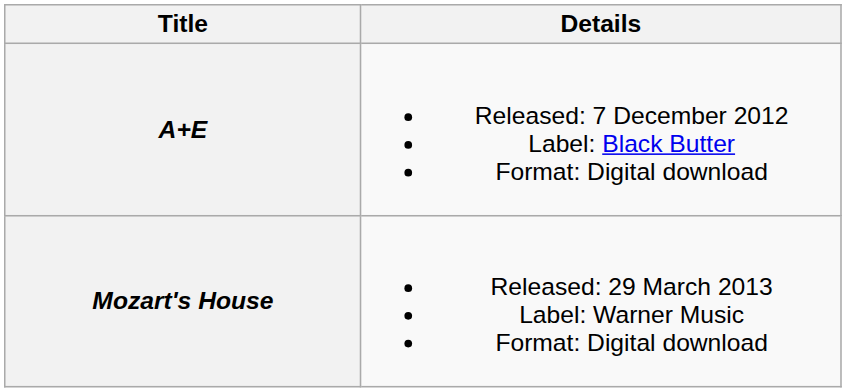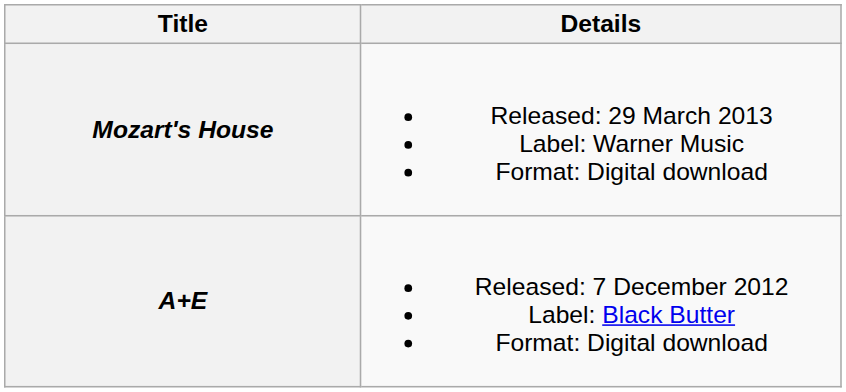rows swapped: (183, 129) <-> (183, 300)
